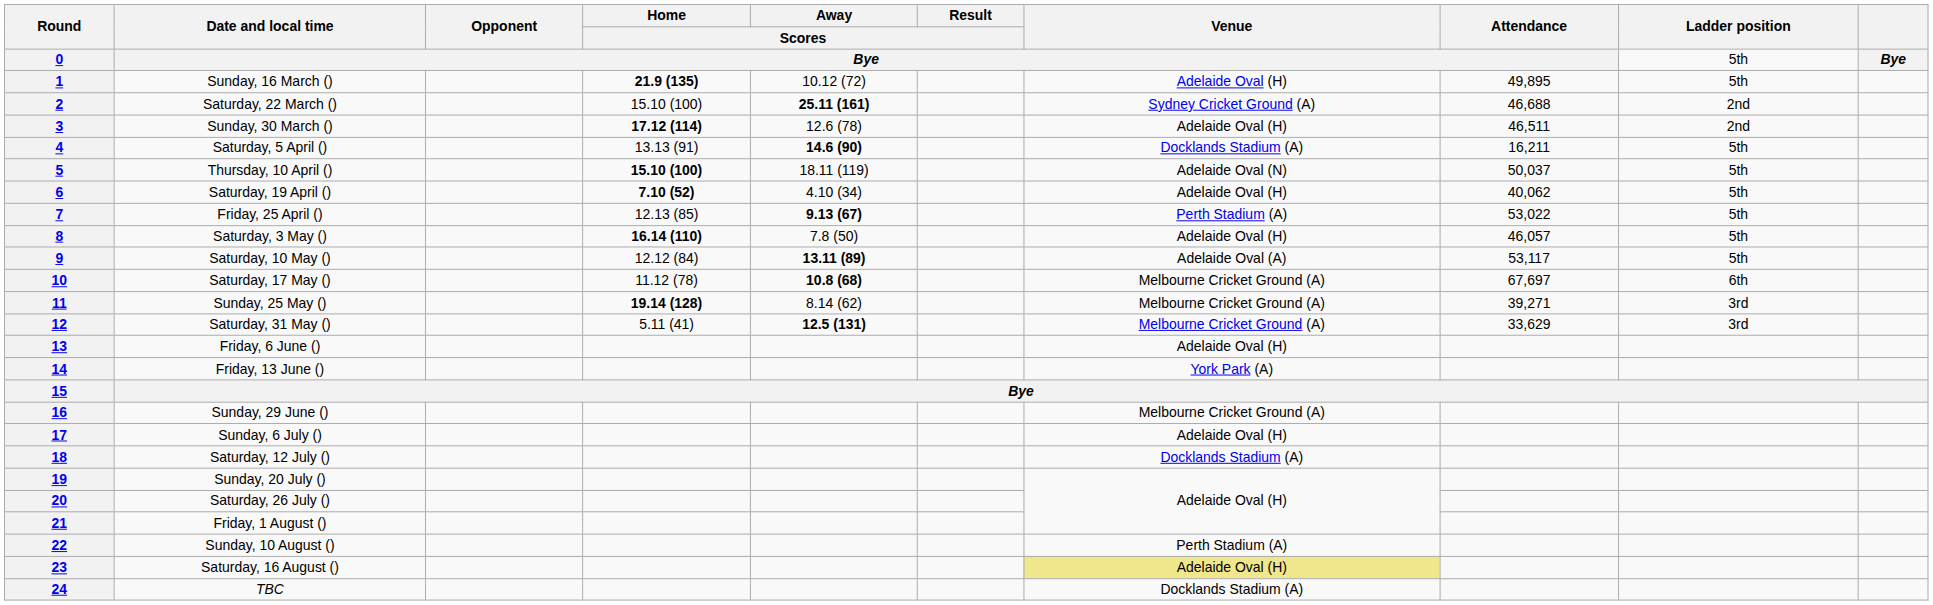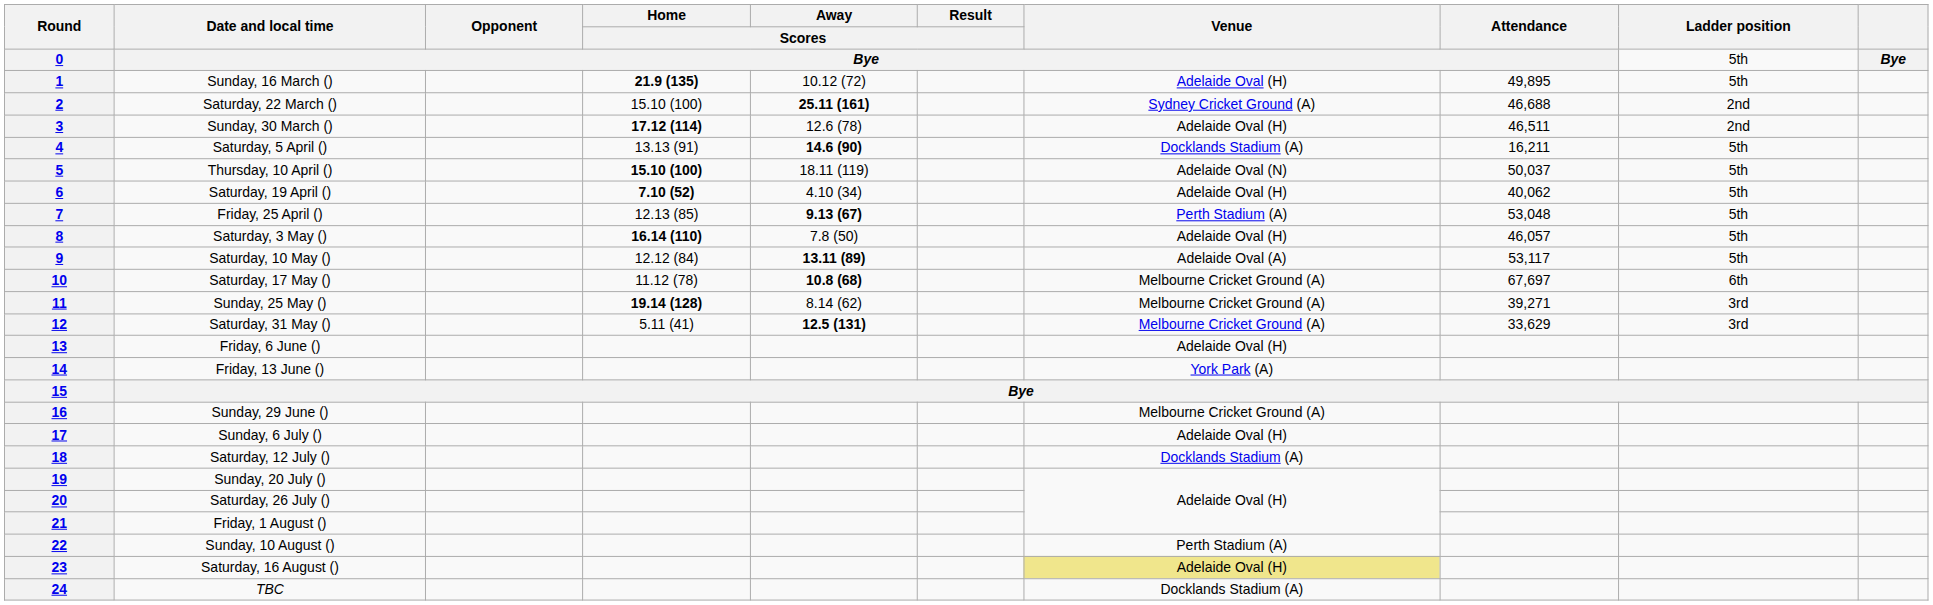(1529, 215) 53,022 -> (1529, 215) 53,048
